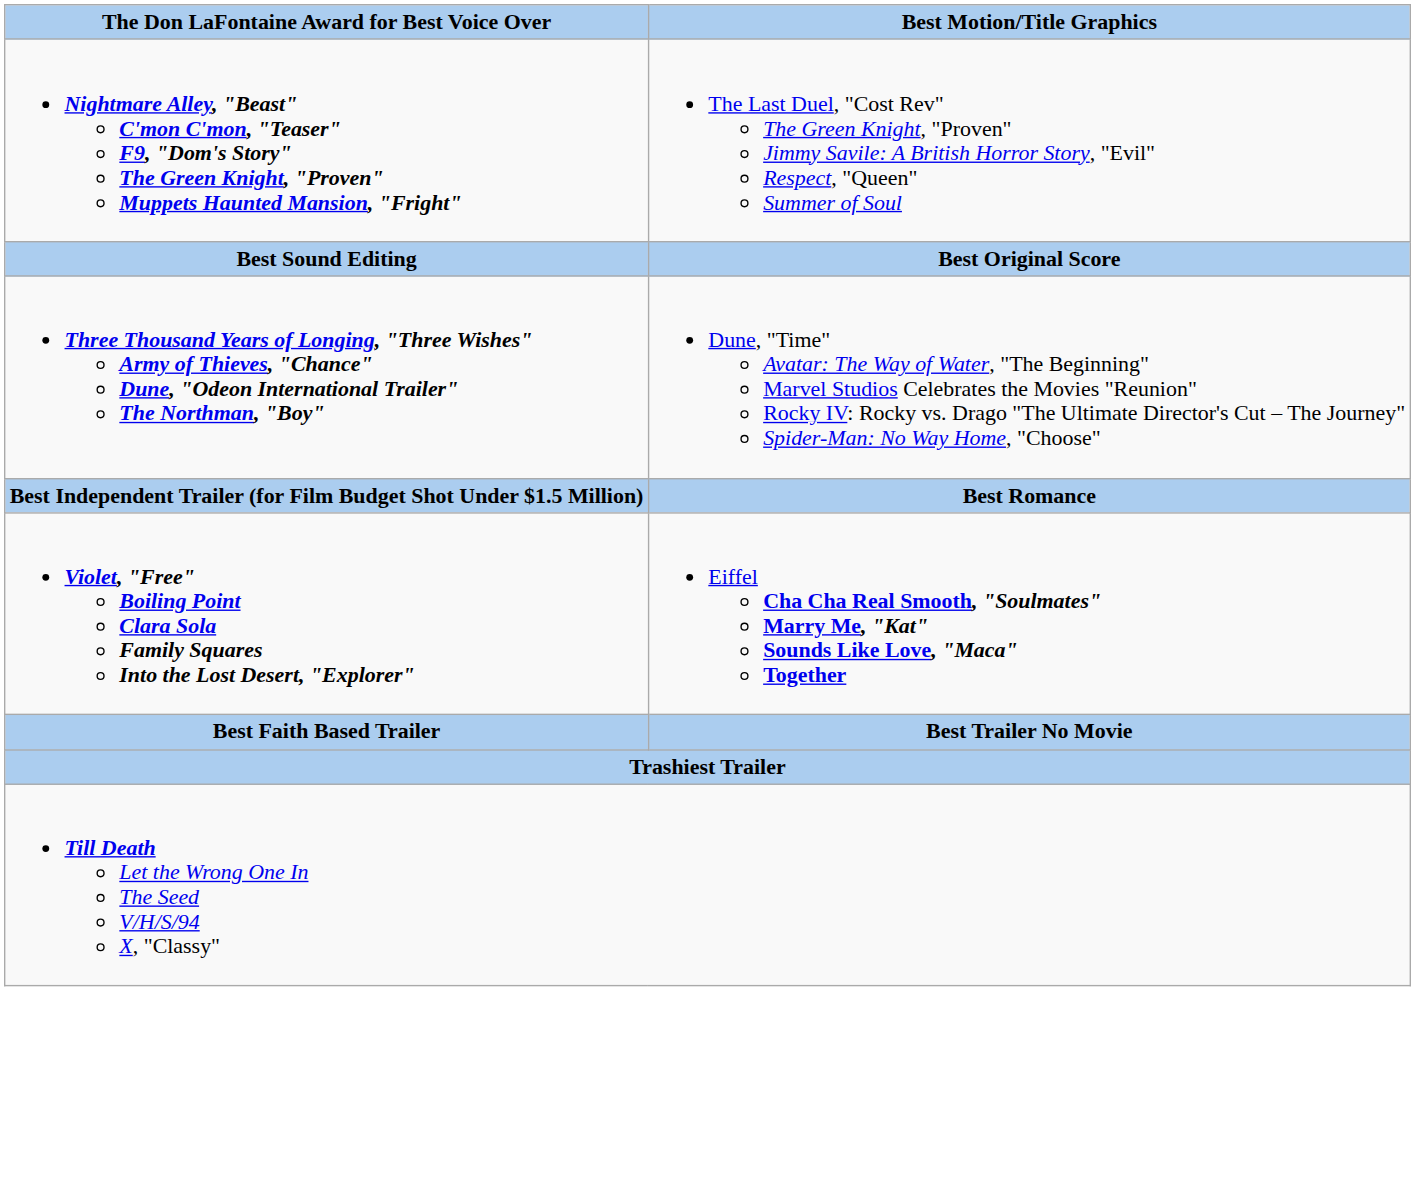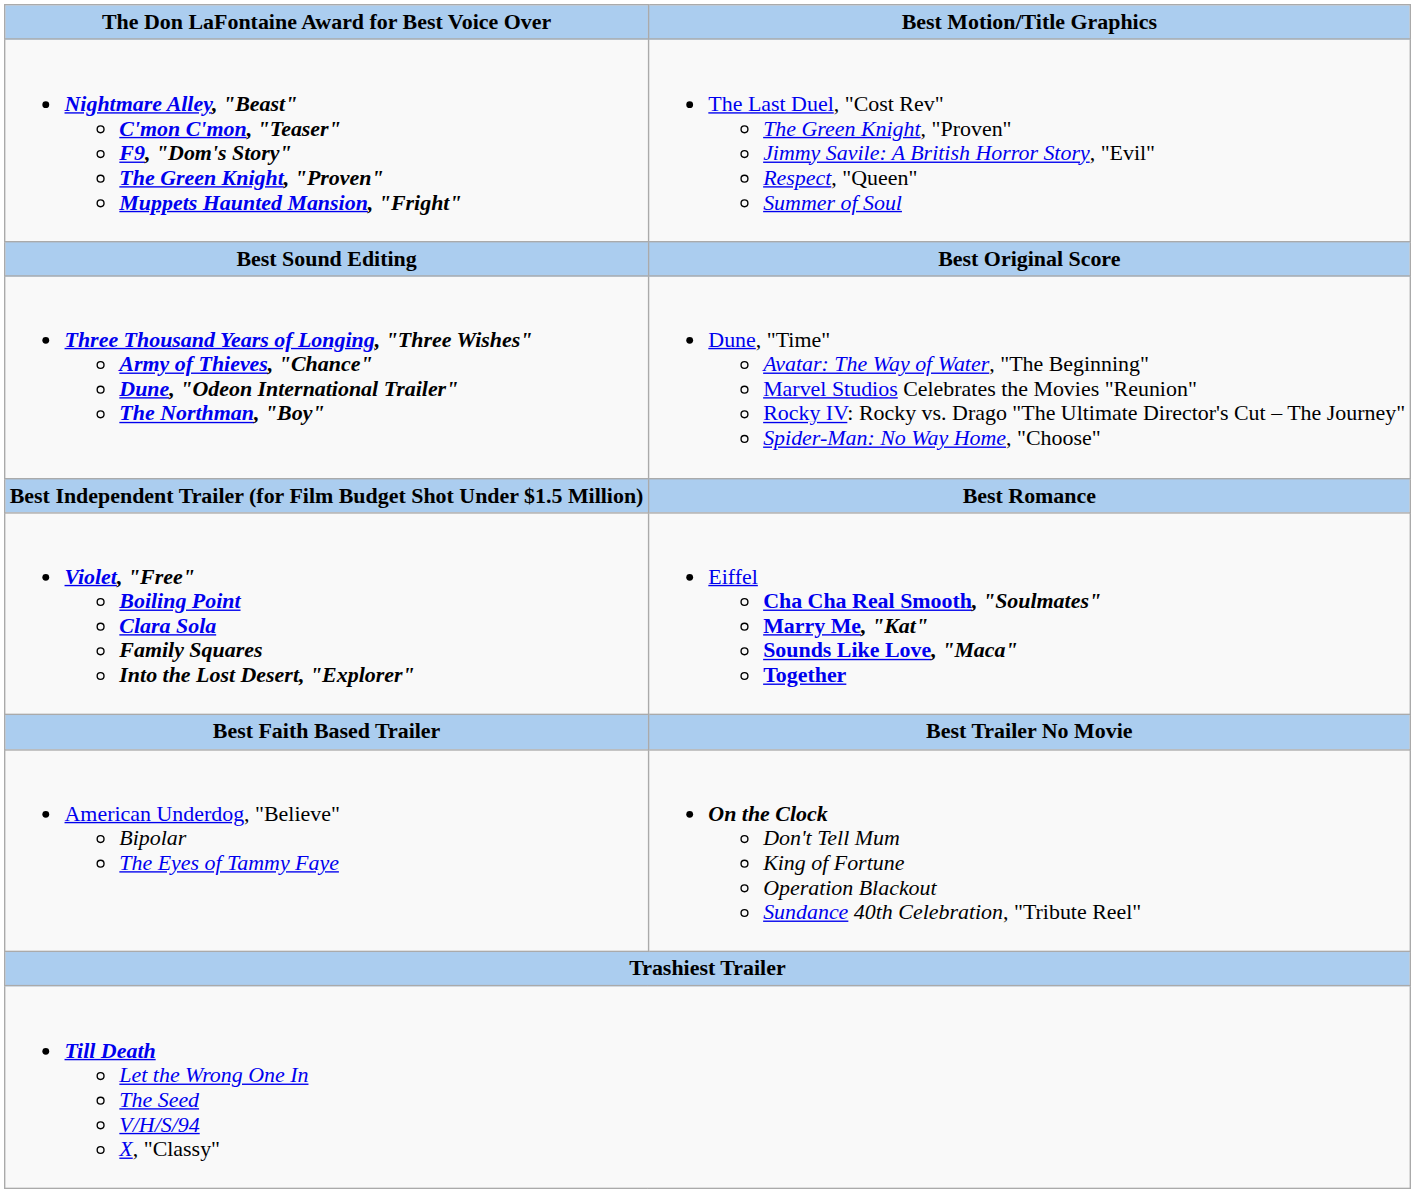+ row: (327, 838)
